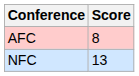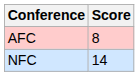(99, 60) 13 -> (99, 60) 14
